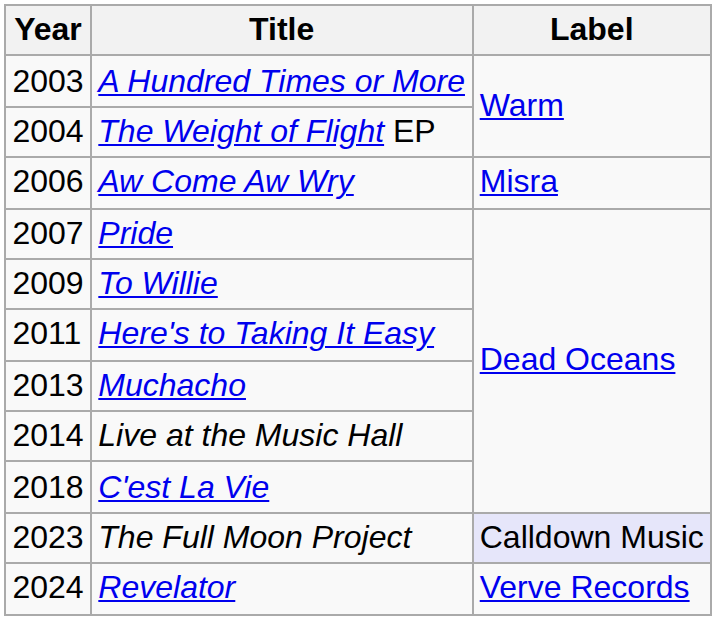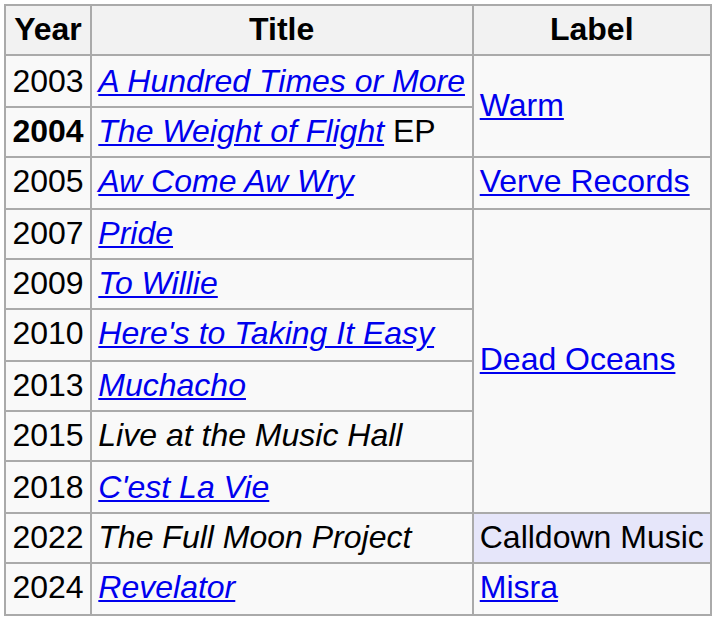(48, 131) normal -> (48, 131) bold
(48, 182) 2006 -> (48, 182) 2005
(519, 182) Misra -> (585, 182) Verve Records
(47, 334) 2011 -> (48, 334) 2010
(48, 435) 2014 -> (48, 435) 2015
(48, 537) 2023 -> (48, 537) 2022
(585, 588) Verve Records -> (519, 588) Misra
